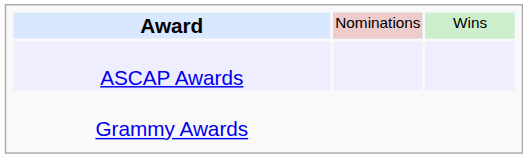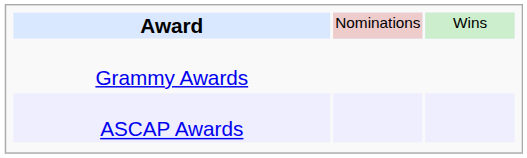rows swapped: (172, 77) <-> (172, 129)
